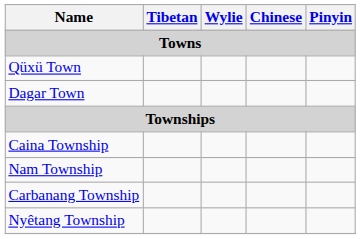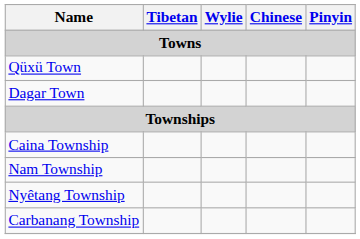rows swapped: (67, 220) <-> (74, 195)
